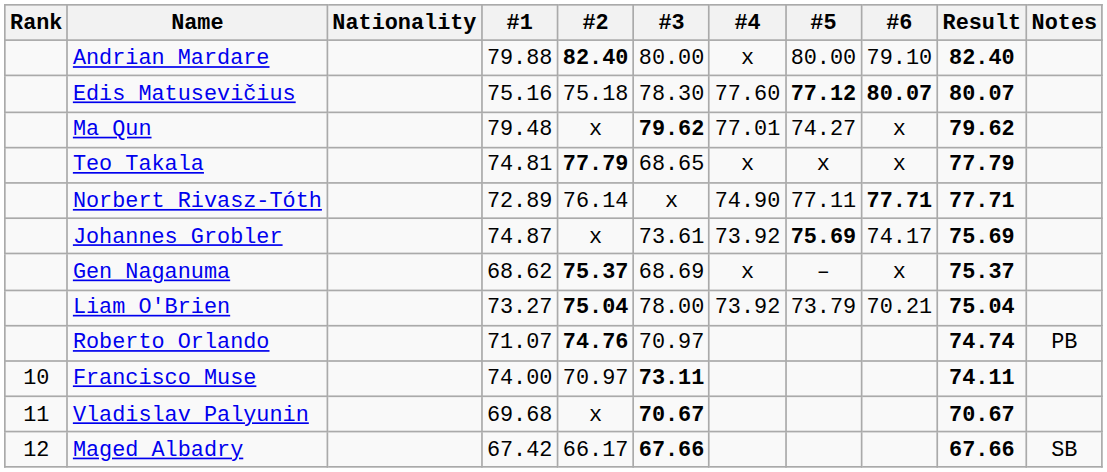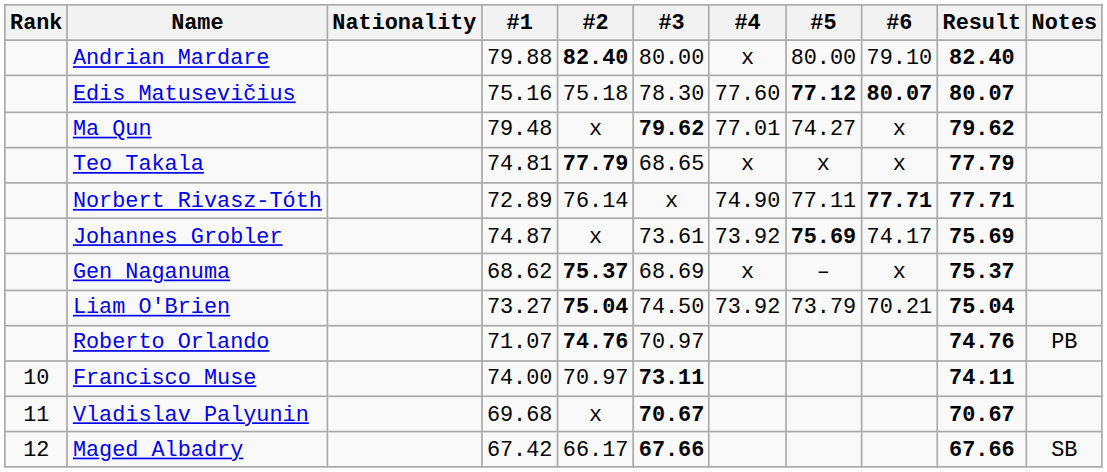(672, 307) 78.00 -> (672, 307) 74.50
(982, 343) 74.74 -> (982, 343) 74.76
